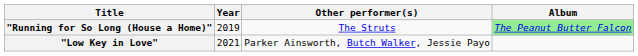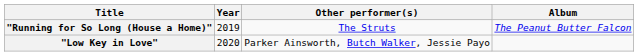(563, 28) lightgreen background -> (563, 28) no background
(228, 43) 2021 -> (228, 43) 2020
